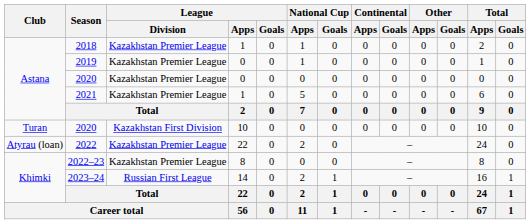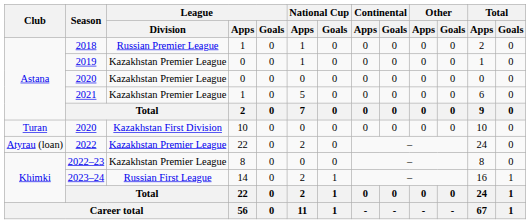(168, 45) Kazakhstan Premier League -> (168, 45) Russian Premier League
